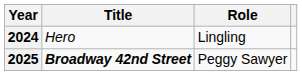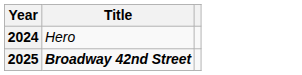- column: (243, 15)
